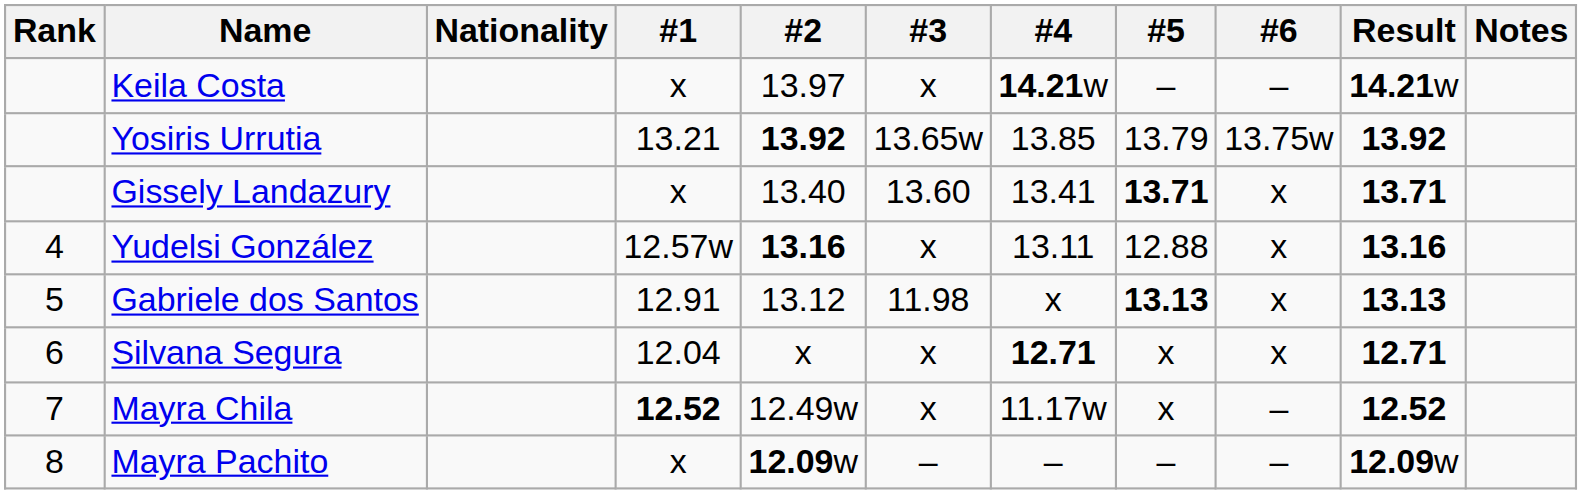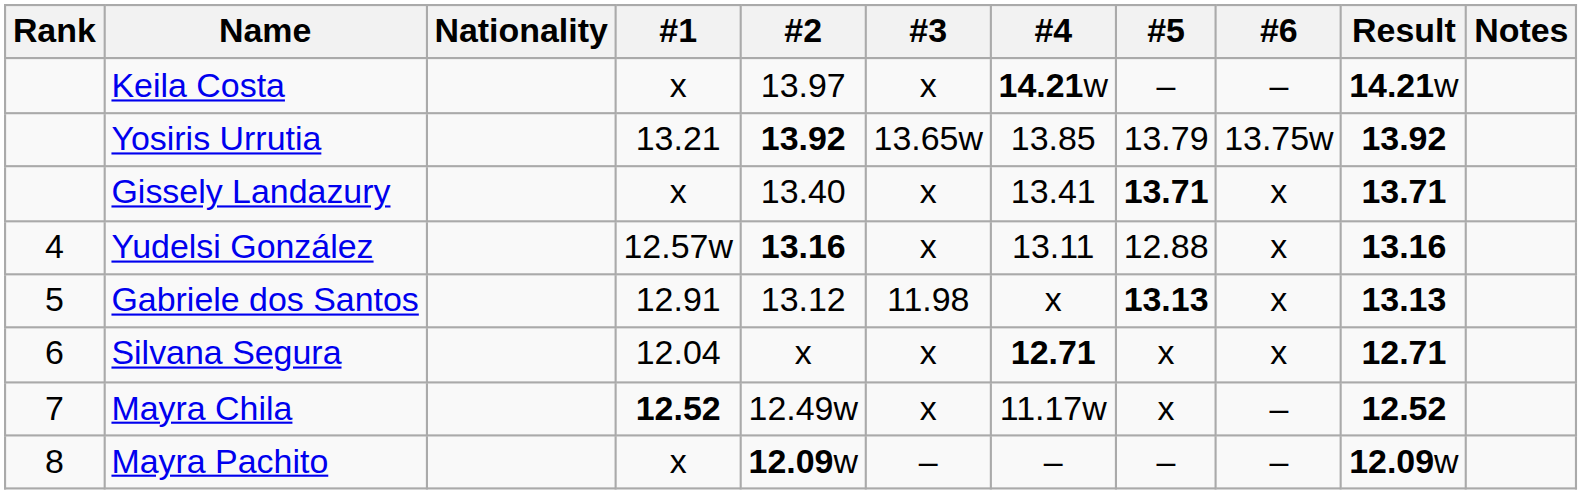(928, 192) 13.60 -> (928, 192) x
